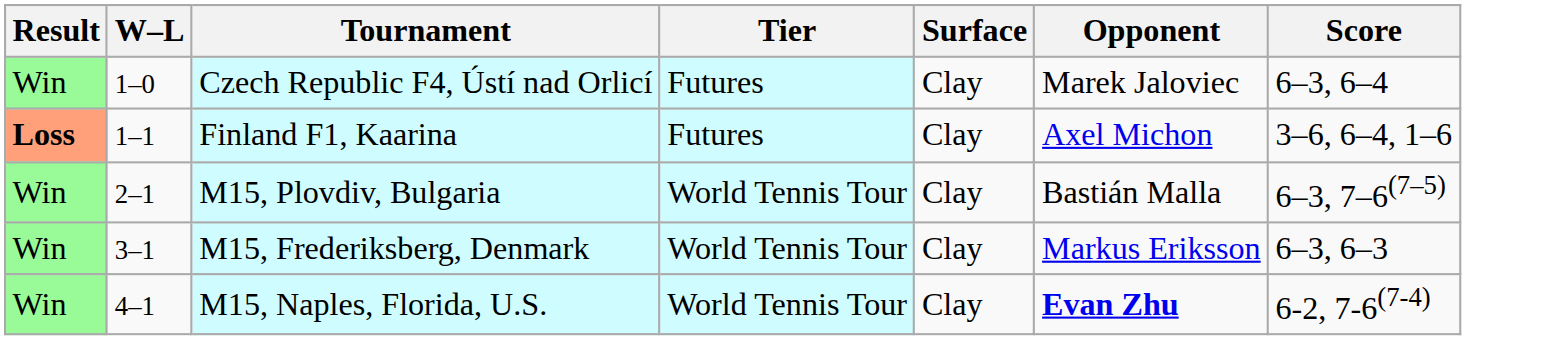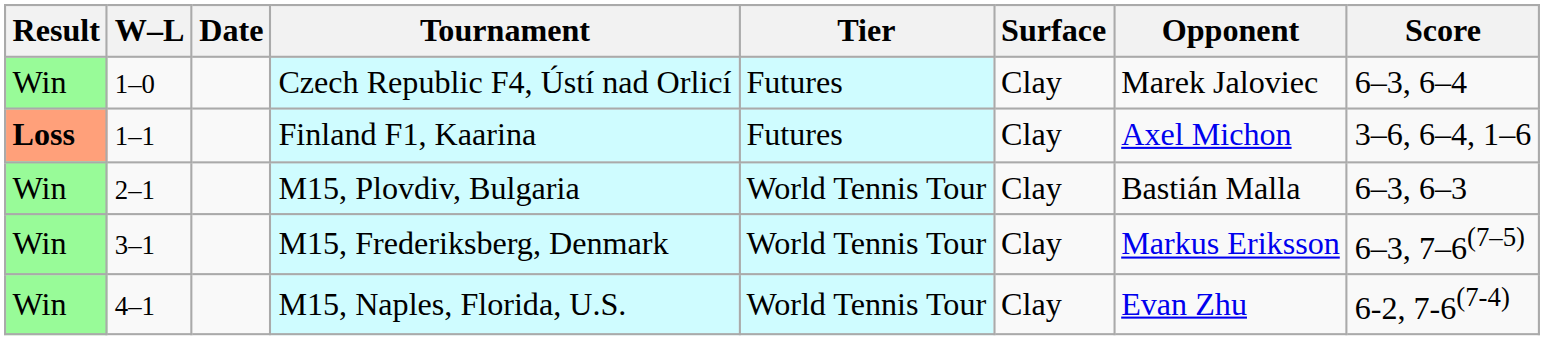+ column: (231, 30)
(1361, 190) 6–3, 7–6(7–5) -> (1411, 186) 6–3, 6–3
(1332, 247) 6–3, 6–3 -> (1440, 242) 6–3, 7–6(7–5)
(1110, 303) bold -> (1184, 303) normal
